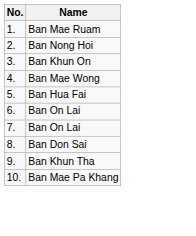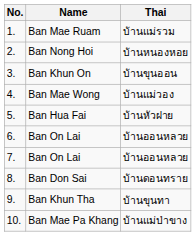+ column: (156, 12)
